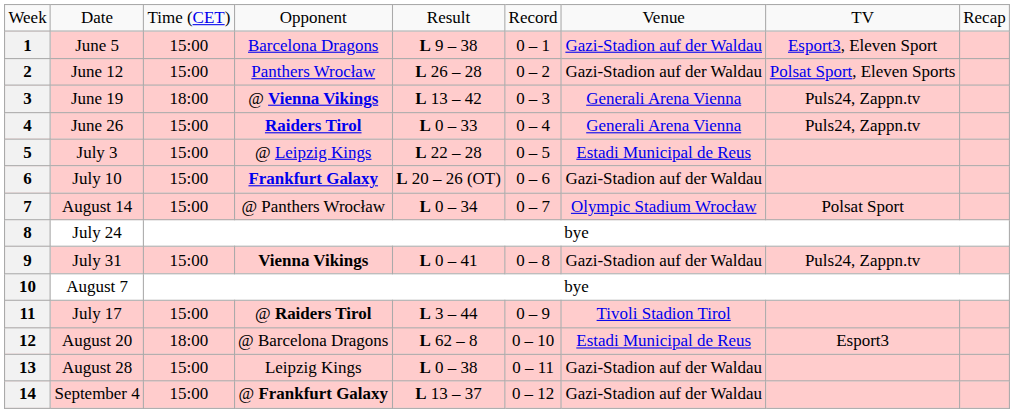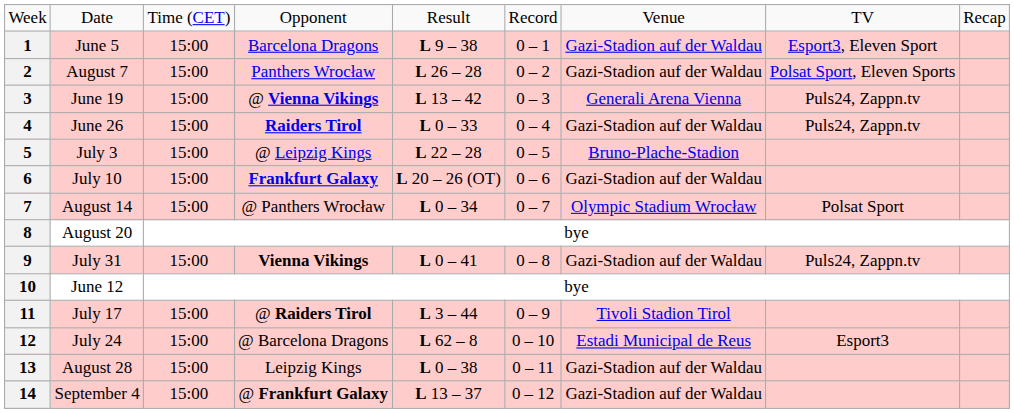(97, 71) June 12 -> (97, 71) August 7
(189, 98) 18:00 -> (189, 98) 15:00
(664, 125) Generali Arena Vienna -> (664, 125) Gazi-Stadion auf der Waldau
(664, 152) Estadi Municipal de Reus -> (664, 152) Bruno-Plache-Stadion
(97, 233) July 24 -> (97, 233) August 20
(97, 286) August 7 -> (97, 286) June 12
(97, 340) August 20 -> (97, 340) July 24
(189, 340) 18:00 -> (189, 340) 15:00
